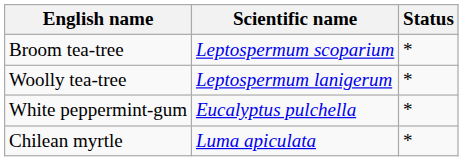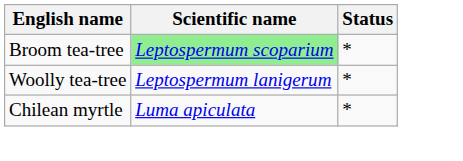(295, 49) no background -> (234, 49) lightgreen background
- row: (98, 110)
